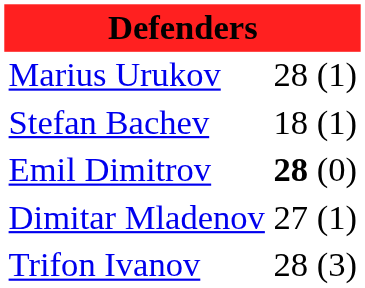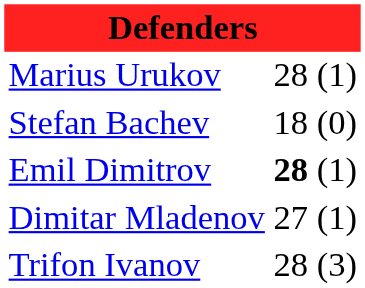(337, 122) (1) -> (337, 122) (0)
(337, 170) (0) -> (337, 170) (1)
